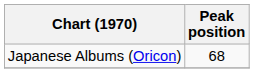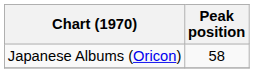(217, 56) 68 -> (217, 56) 58
